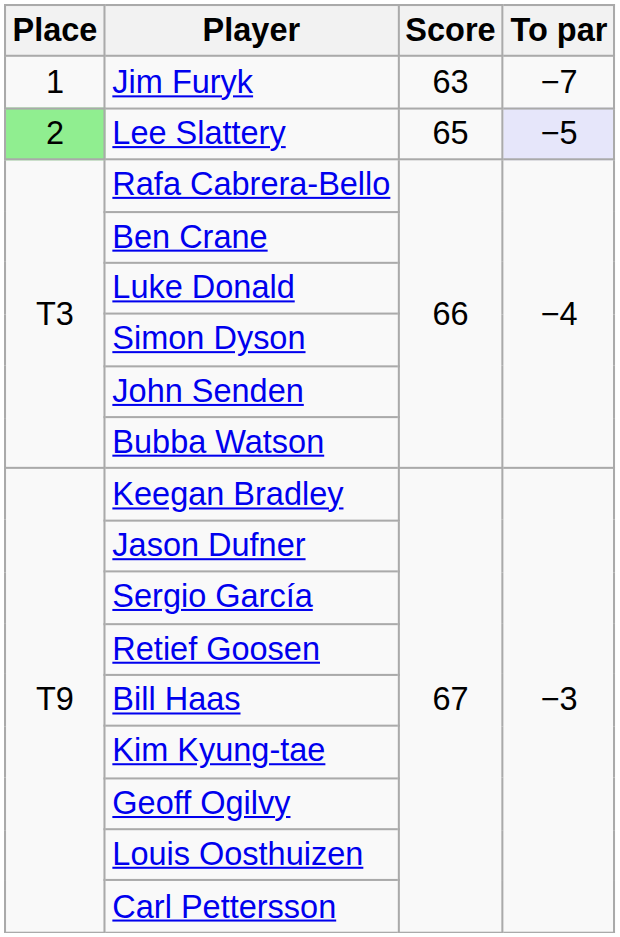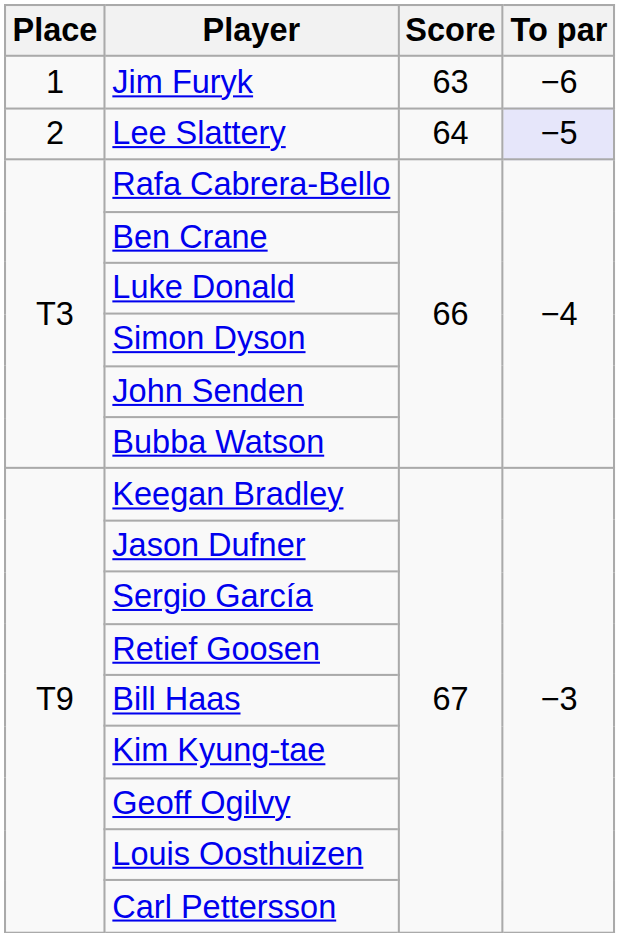(559, 81) −7 -> (559, 81) −6
(55, 133) lightgreen background -> (55, 133) no background
(450, 133) 65 -> (450, 133) 64
